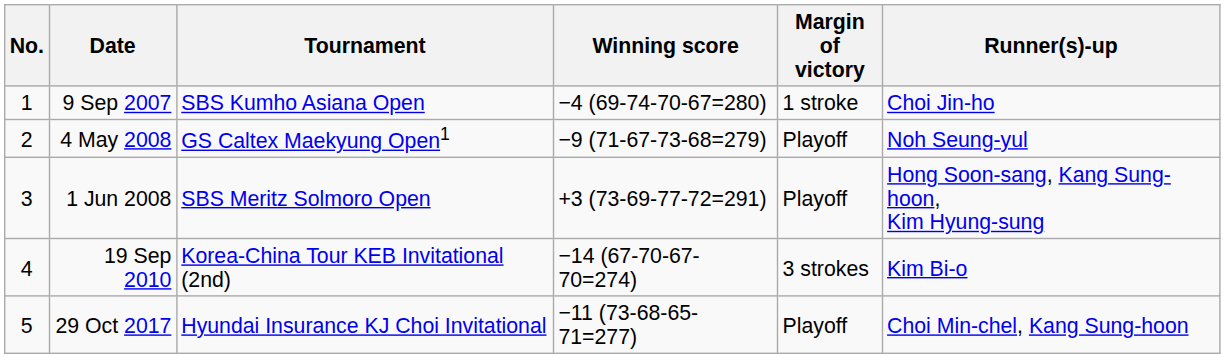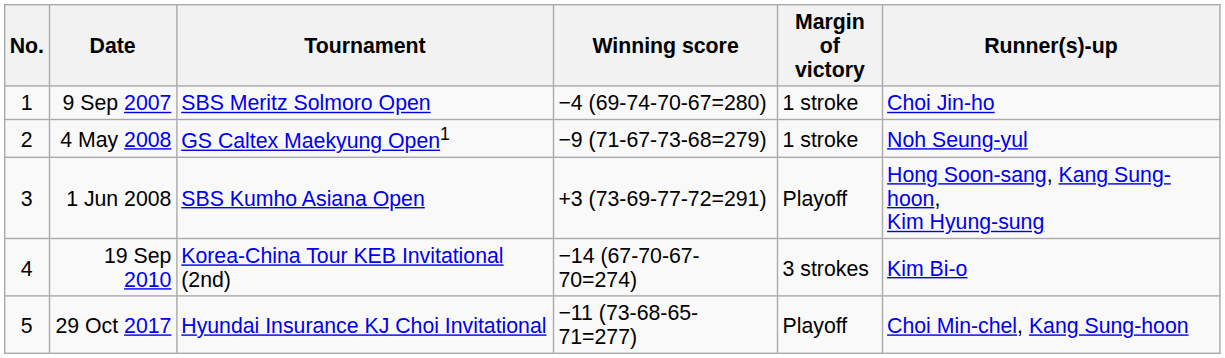(303, 103) SBS Kumho Asiana Open -> (306, 103) SBS Meritz Solmoro Open
(815, 139) Playoff -> (820, 139) 1 stroke
(306, 198) SBS Meritz Solmoro Open -> (303, 198) SBS Kumho Asiana Open
